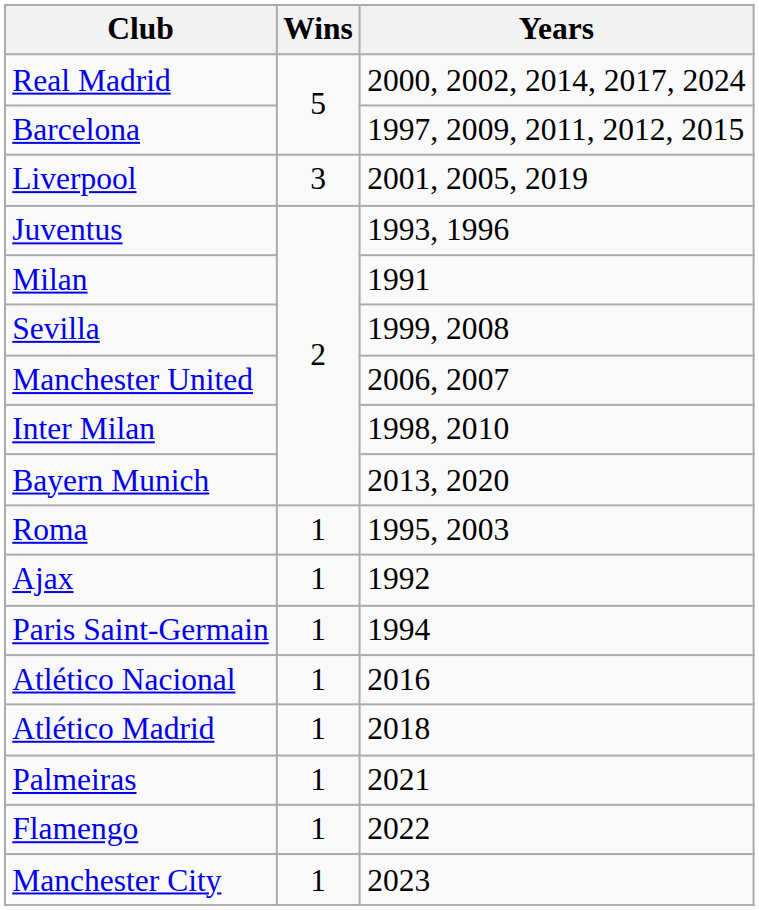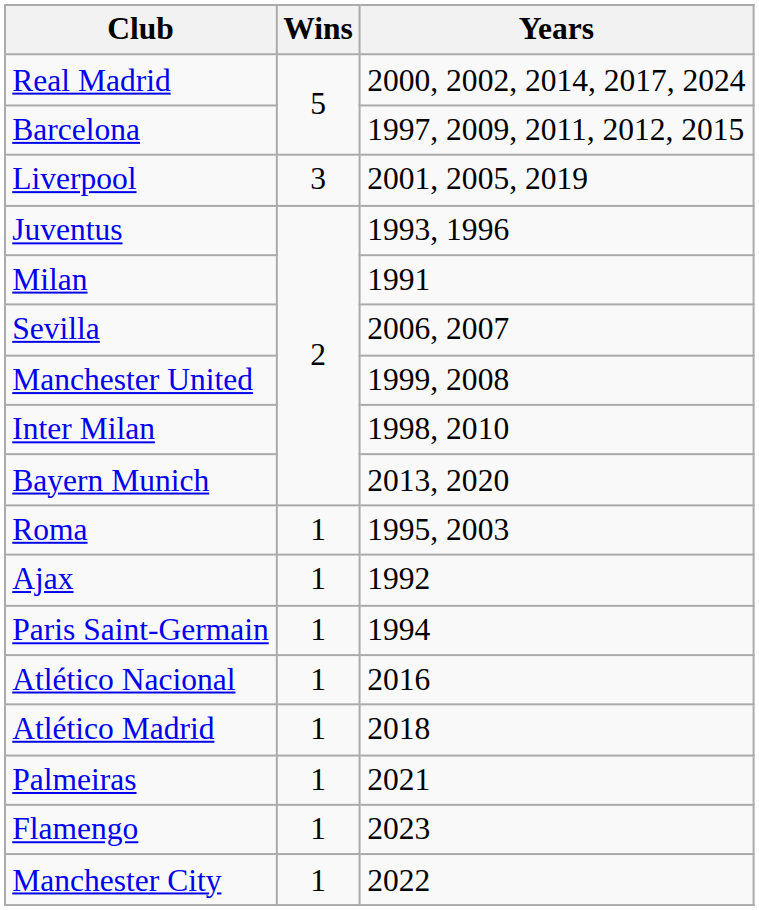(438, 329) 1999, 2008 -> (438, 329) 2006, 2007
(438, 379) 2006, 2007 -> (438, 379) 1999, 2008
(399, 829) 2022 -> (399, 829) 2023
(399, 879) 2023 -> (399, 879) 2022
